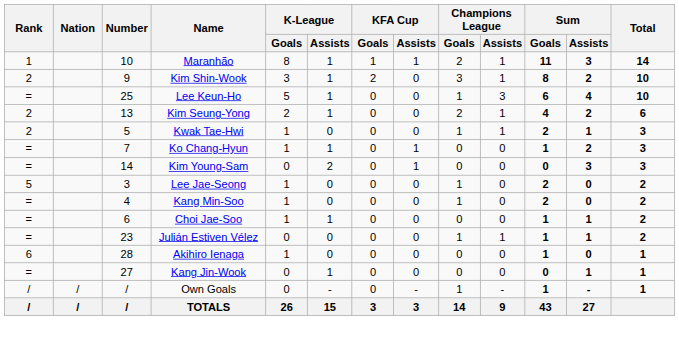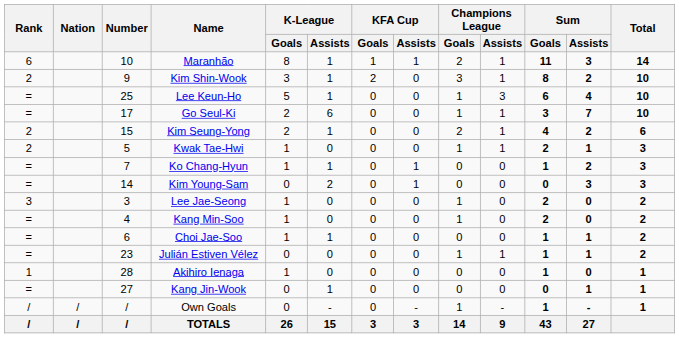(29, 61) 1 -> (29, 61) 6
+ row: (209, 114)
(127, 114) 13 -> (127, 131) 15
(29, 184) 5 -> (29, 201) 3
(29, 254) 6 -> (29, 272) 1
